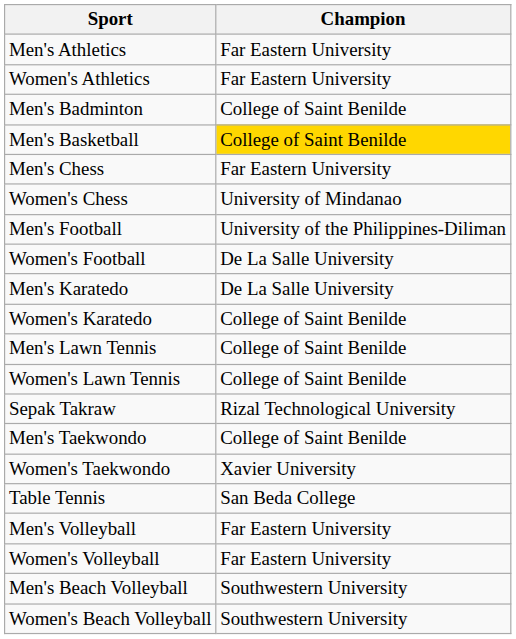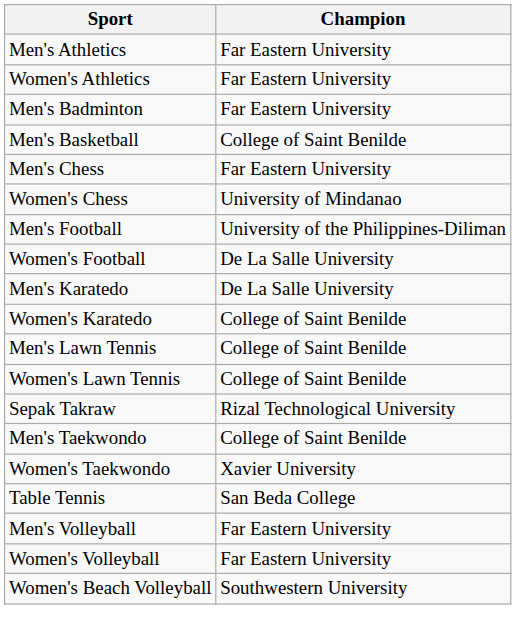(313, 109) College of Saint Benilde -> (306, 109) Far Eastern University
(313, 139) gold background -> (313, 139) no background
- row: (98, 588)
